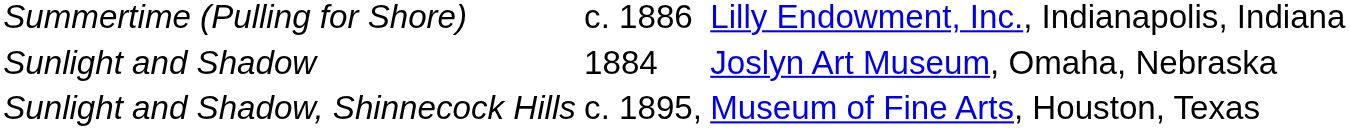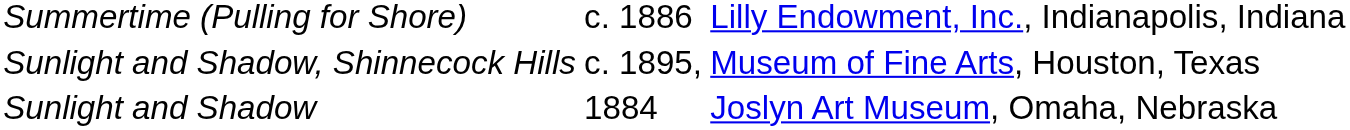rows swapped: (160, 62) <-> (290, 108)
